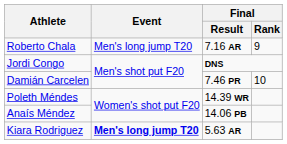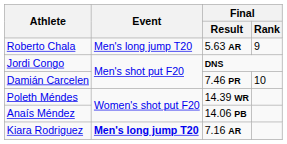(223, 47) 7.16 AR -> (223, 47) 5.63 AR
(223, 131) 5.63 AR -> (223, 131) 7.16 AR
